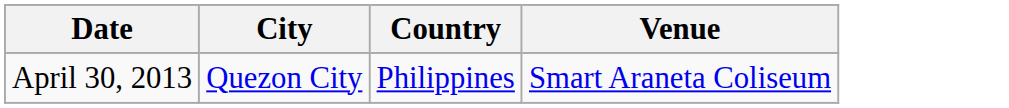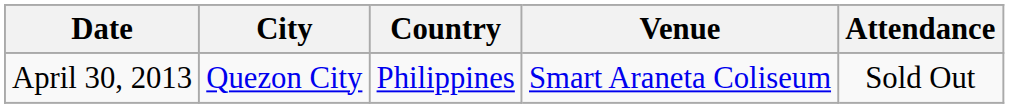+ column: (920, 28)
